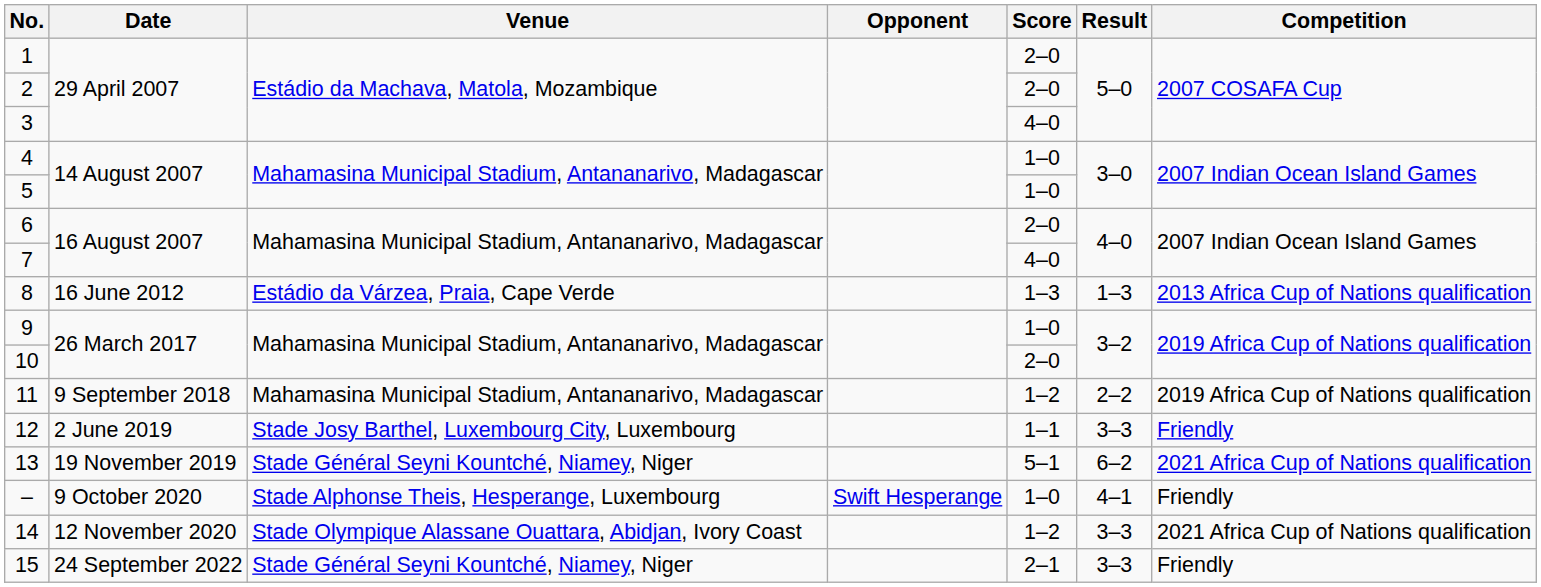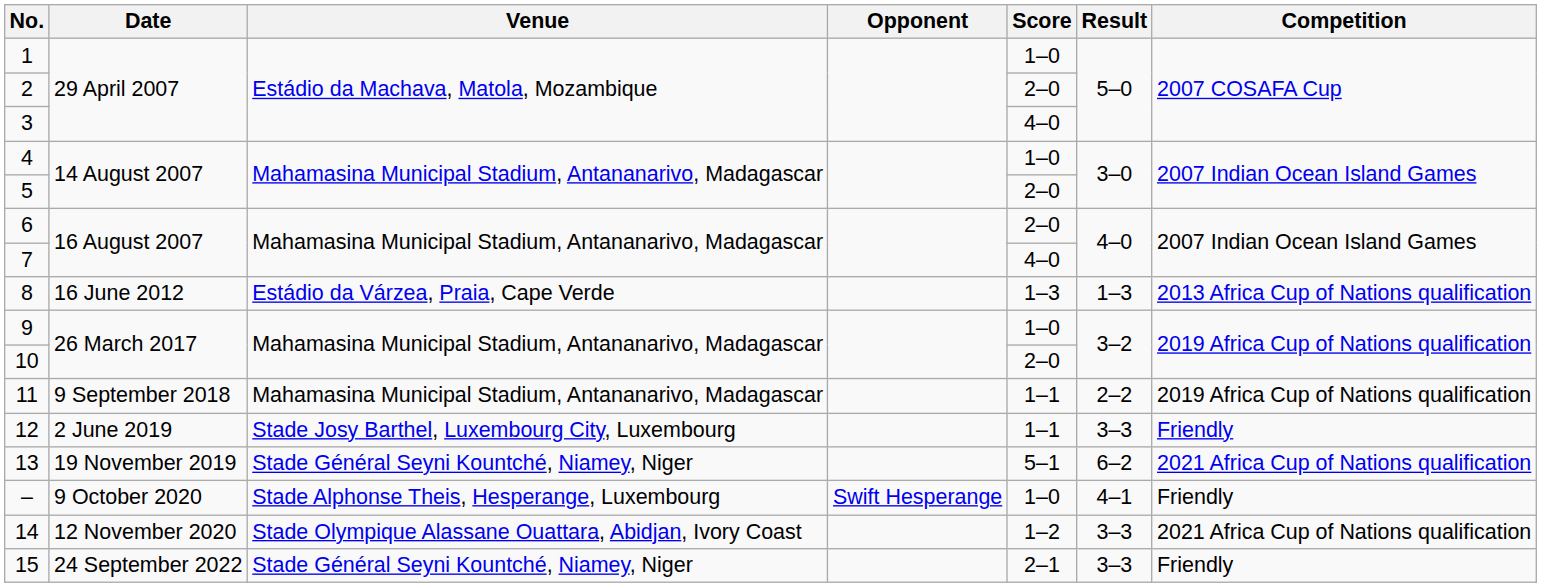(1042, 55) 2–0 -> (1042, 55) 1–0
(1042, 191) 1–0 -> (1042, 191) 2–0
(1042, 395) 1–2 -> (1042, 395) 1–1
